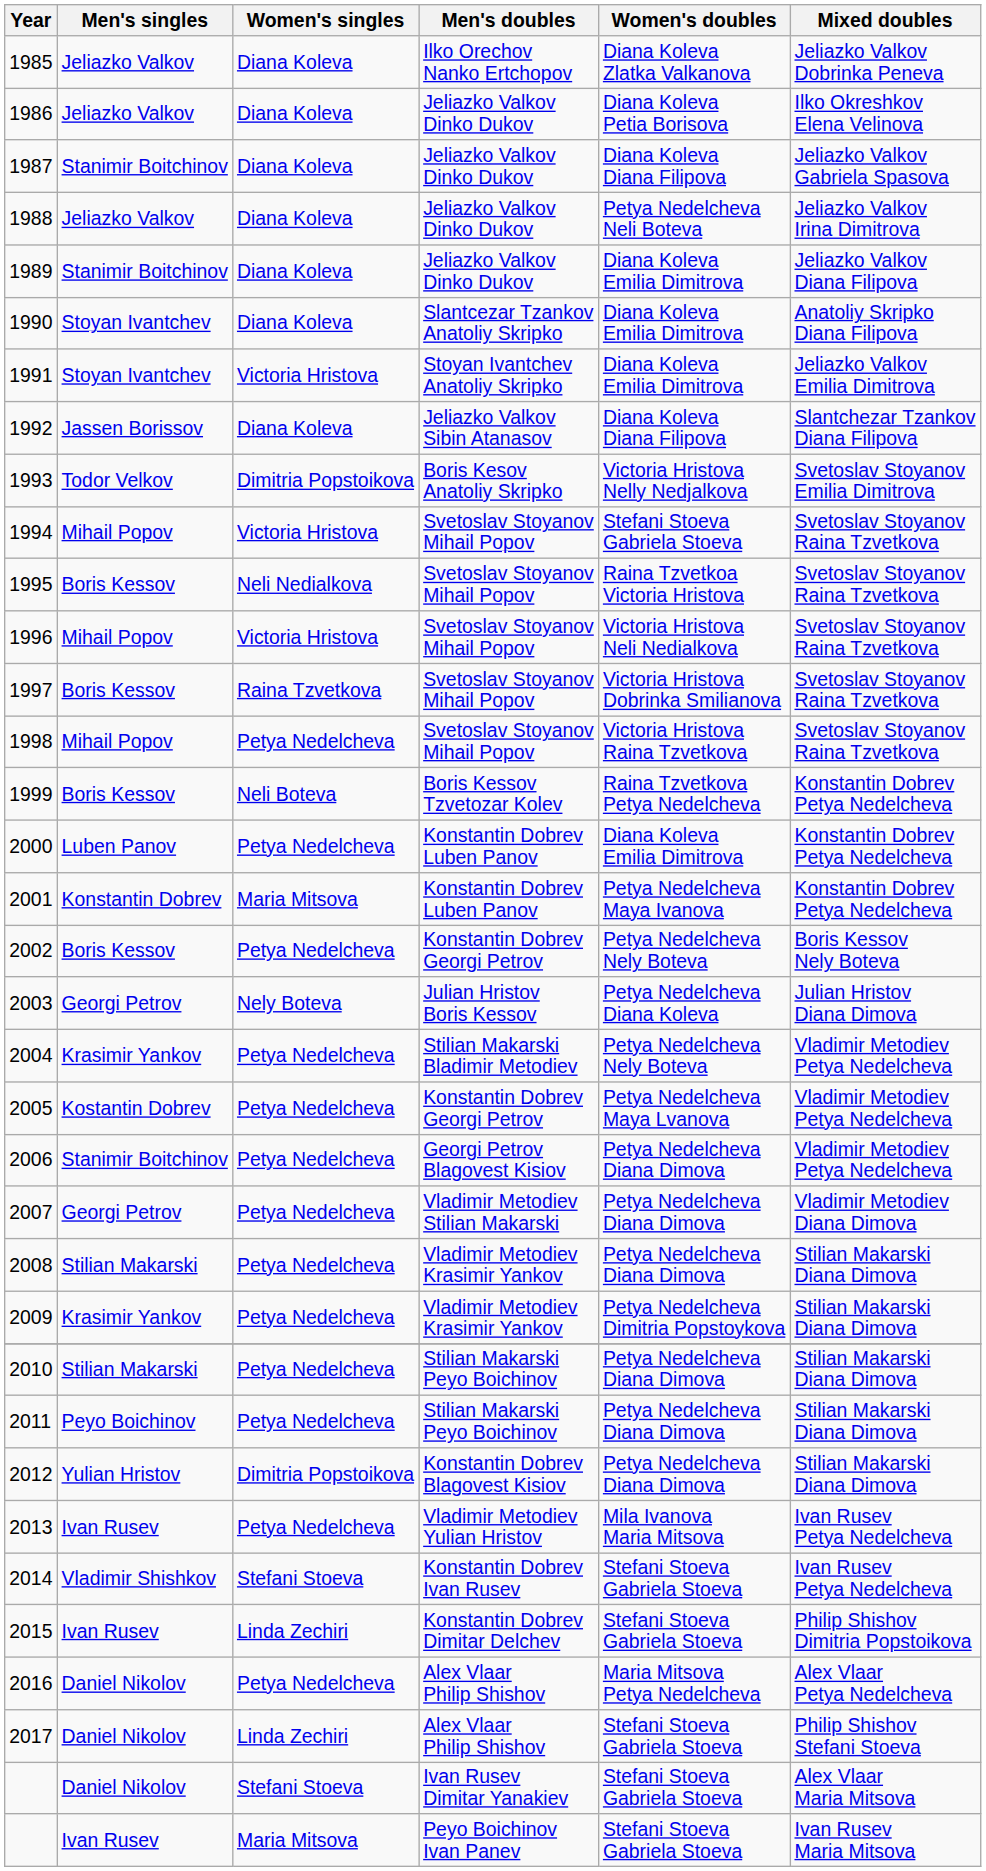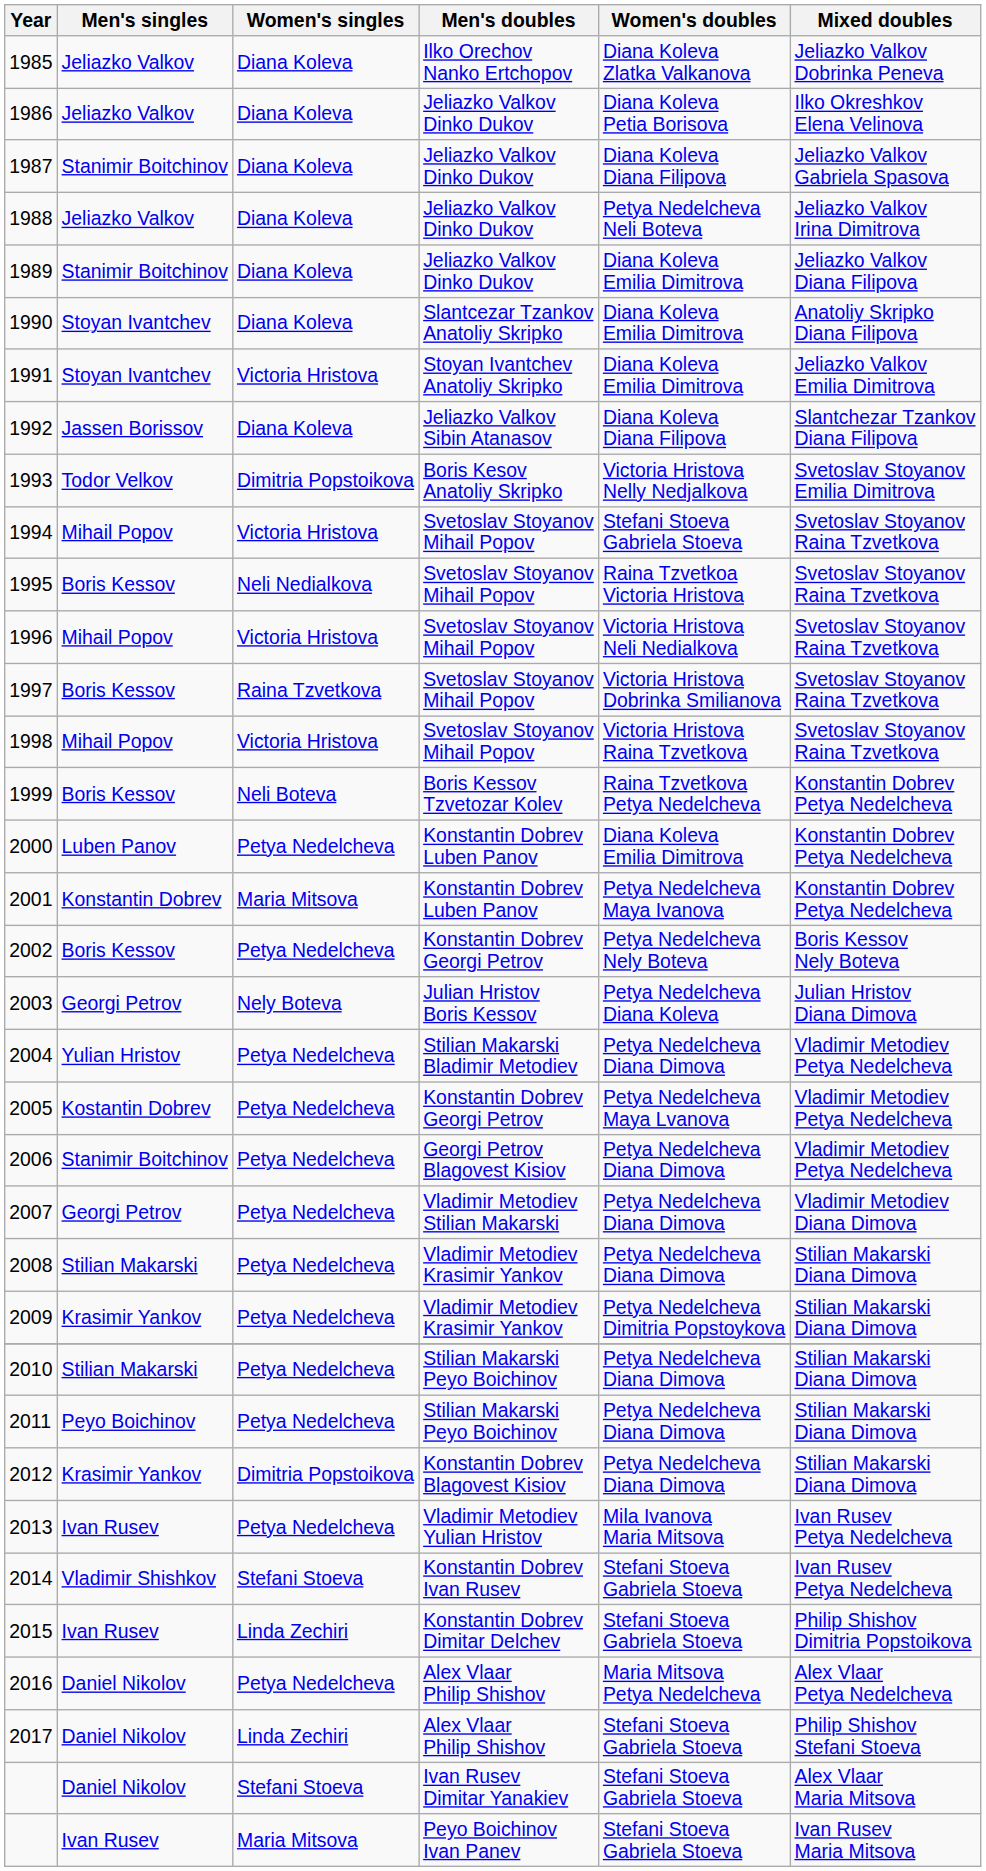(316, 742) Petya Nedelcheva -> (308, 742) Victoria Hristova
(131, 1056) Krasimir Yankov -> (121, 1056) Yulian Hristov
(682, 1056) Petya Nedelcheva Nely Boteva -> (682, 1056) Petya Nedelcheva Diana Dimova
(121, 1474) Yulian Hristov -> (131, 1474) Krasimir Yankov
